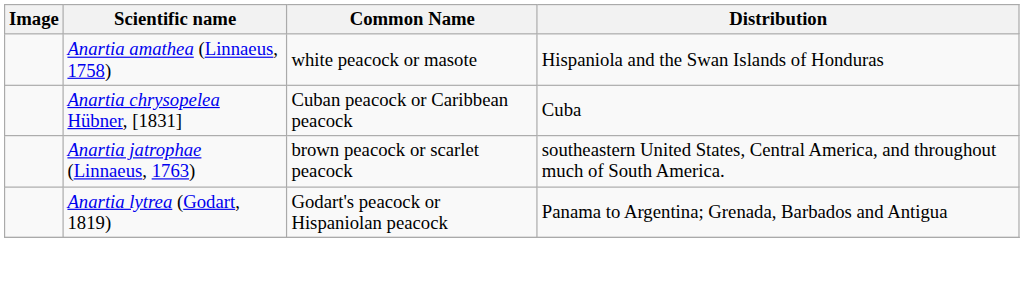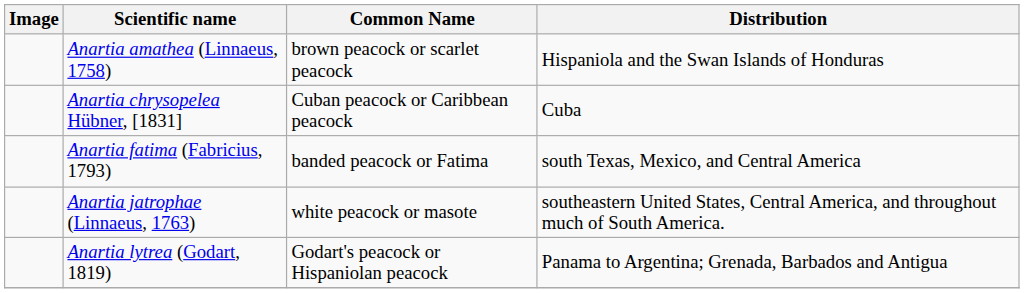(384, 59) white peacock or masote -> (385, 59) brown peacock or scarlet peacock
+ row: (165, 161)
(385, 161) brown peacock or scarlet peacock -> (384, 211) white peacock or masote
